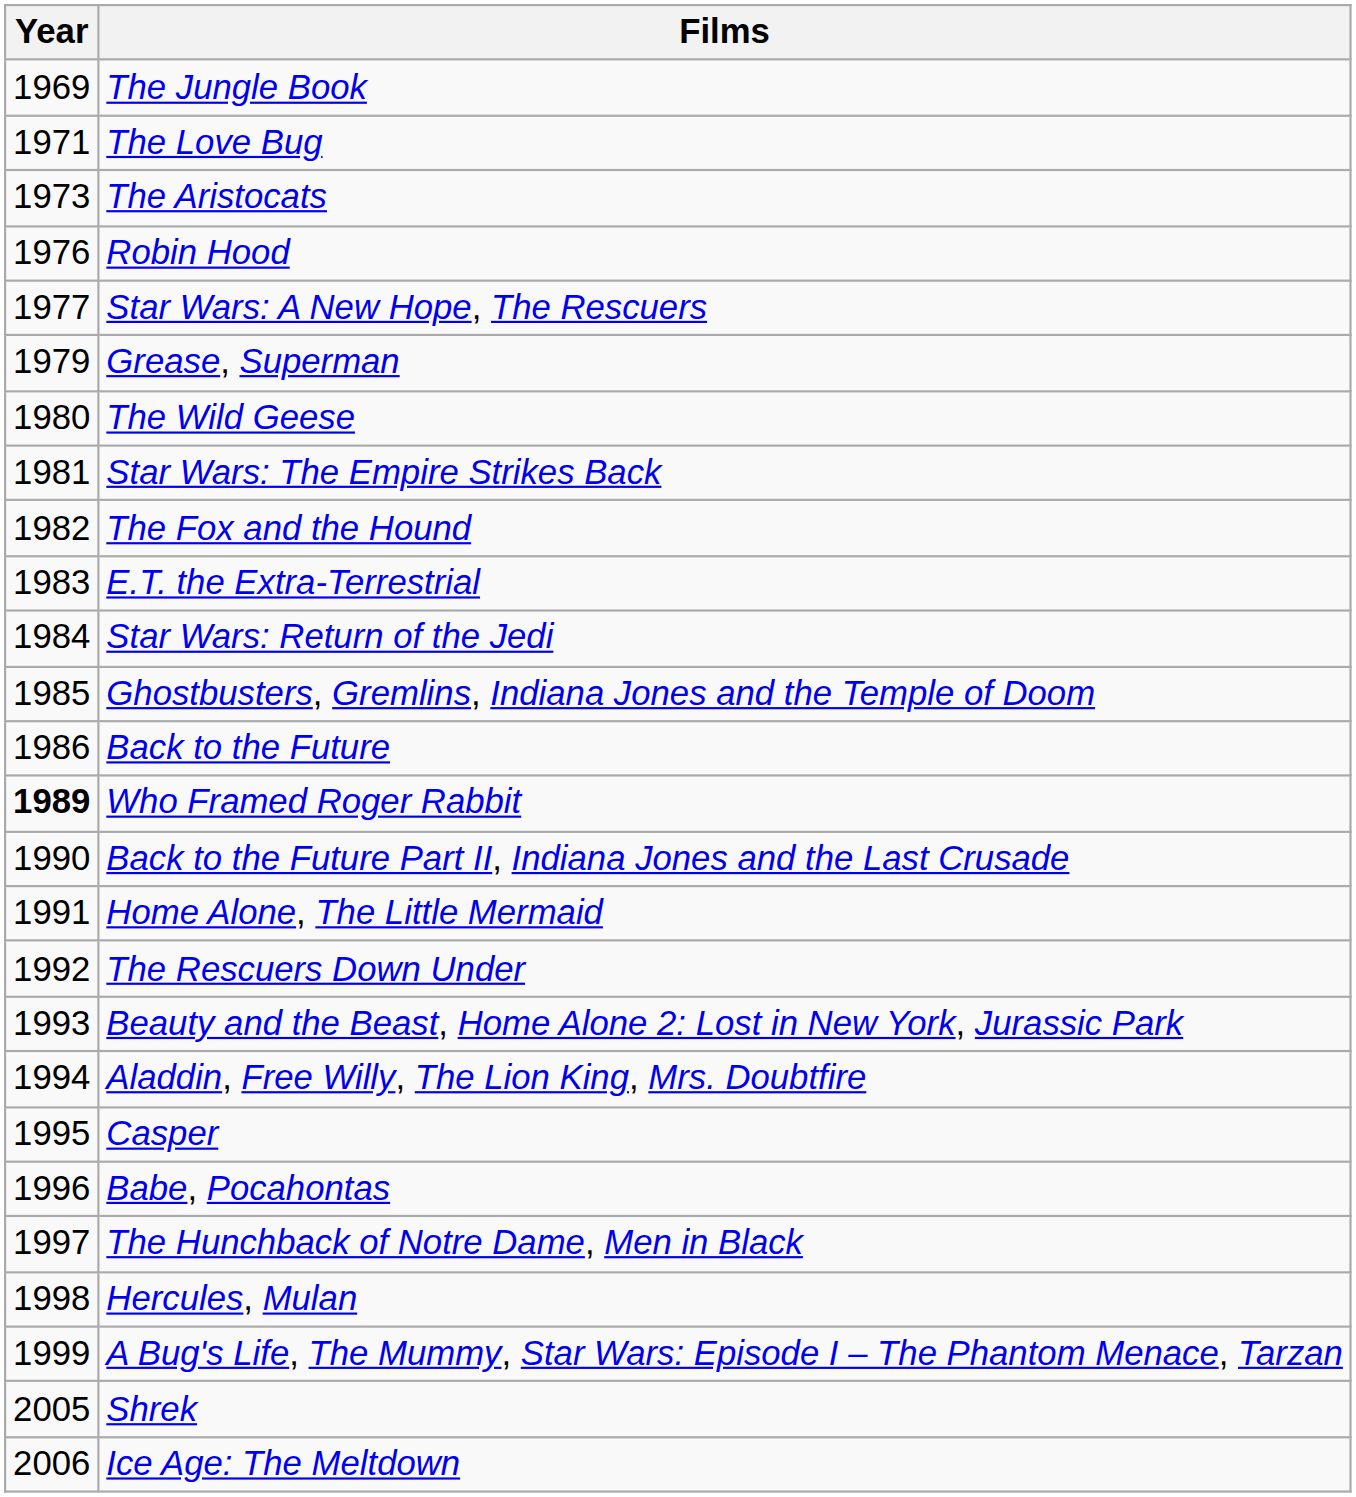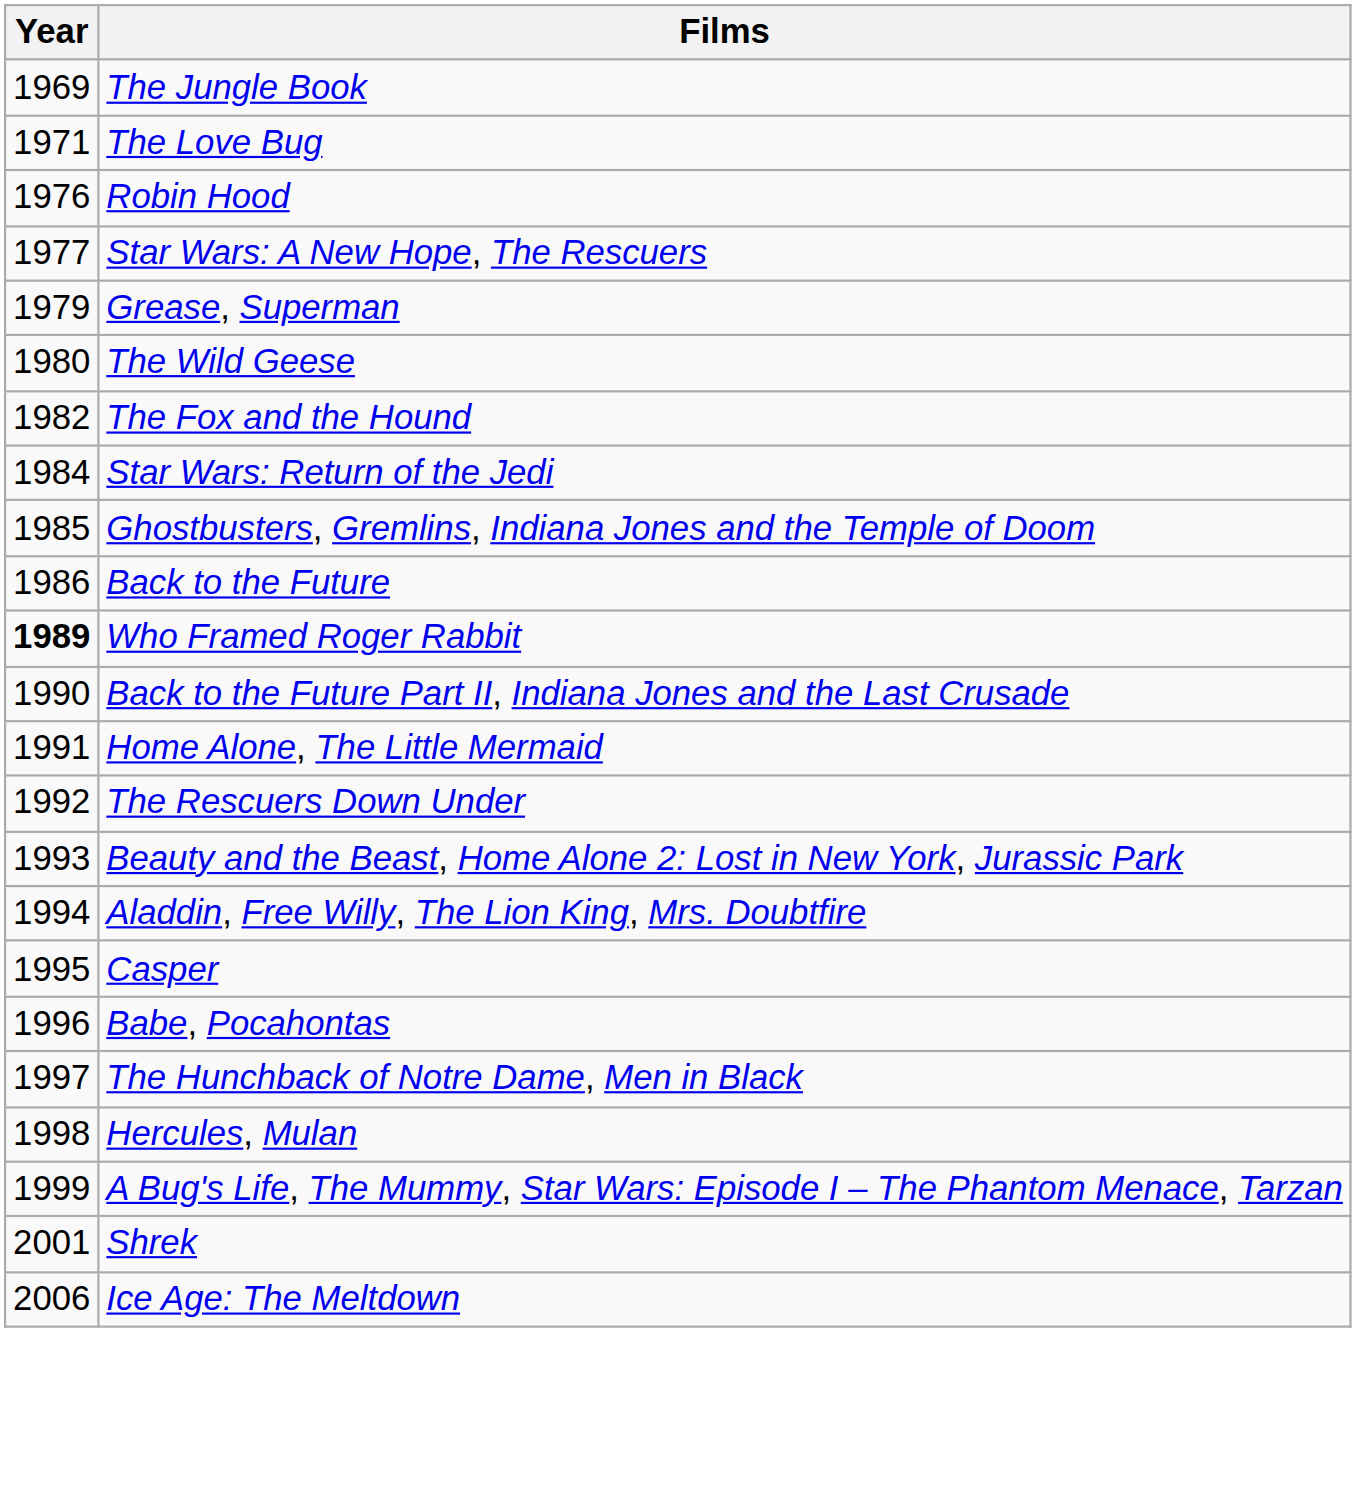- row: (217, 197)
- row: (384, 472)
- row: (293, 582)
(52, 1408) 2005 -> (52, 1243) 2001
